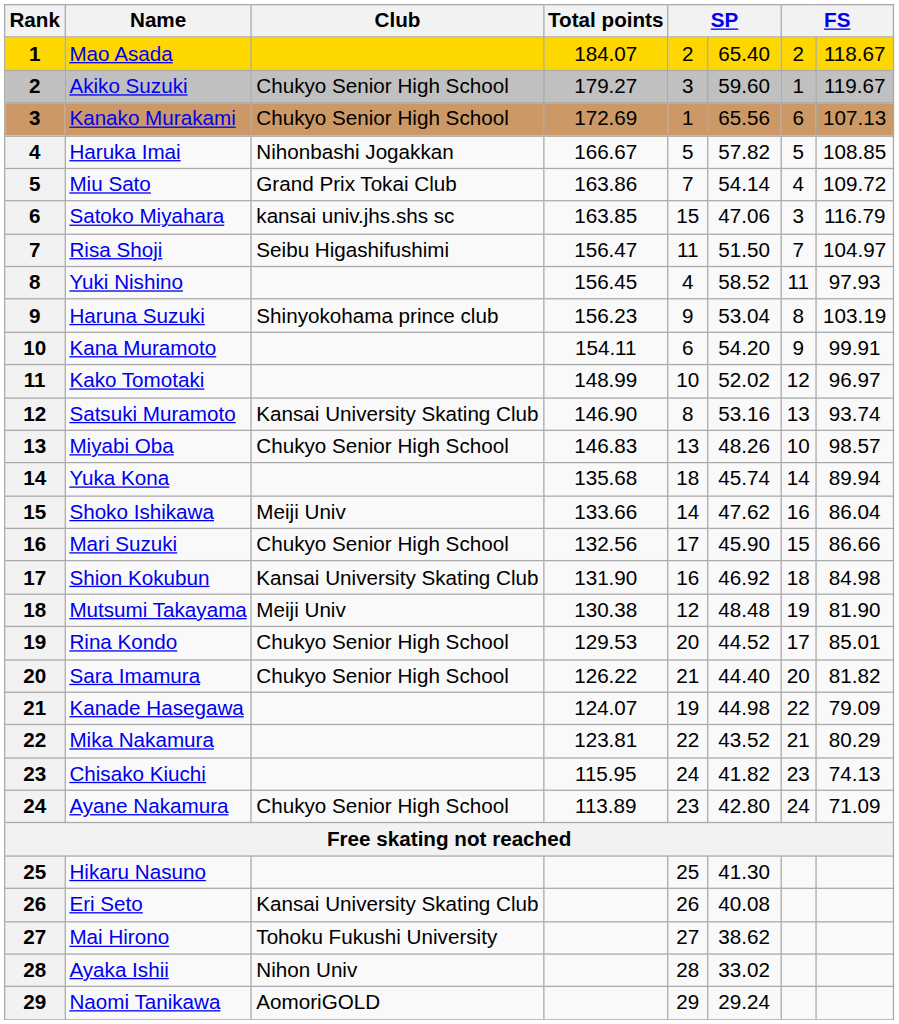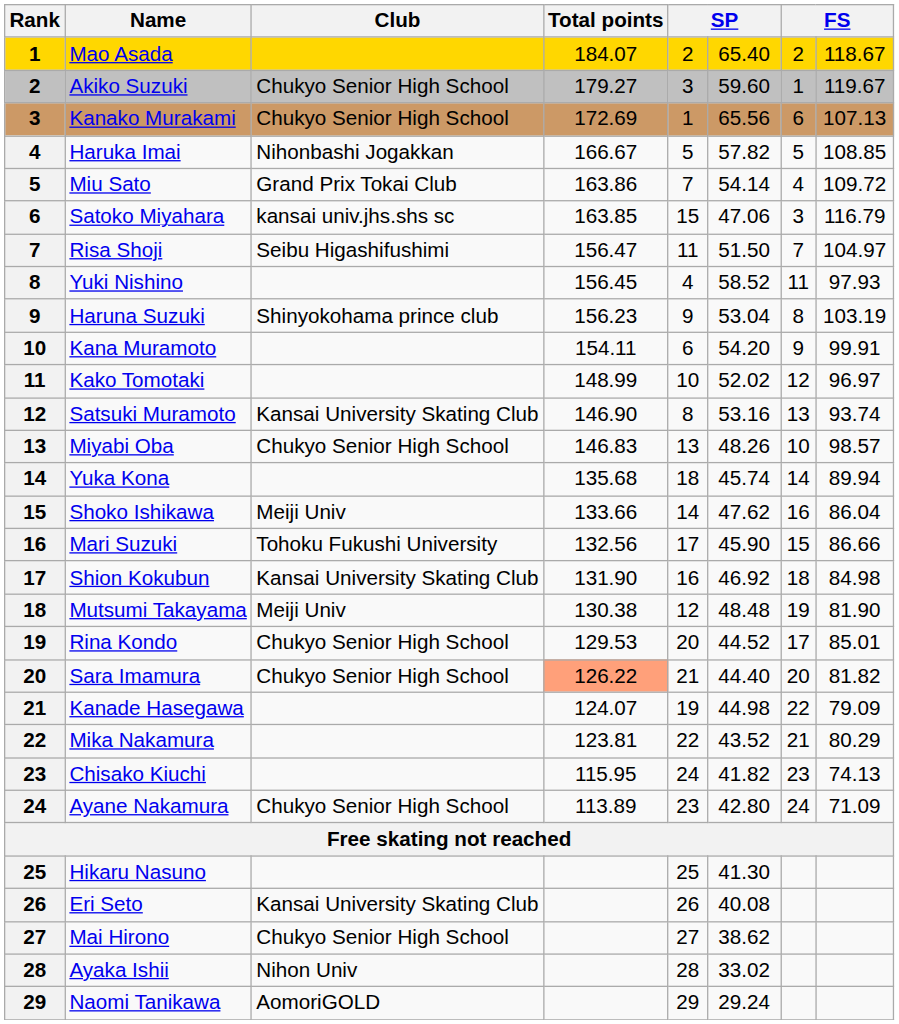(383, 544) Chukyo Senior High School -> (377, 544) Tohoku Fukushi University
(606, 675) no background -> (606, 675) lightsalmon background
(377, 937) Tohoku Fukushi University -> (383, 937) Chukyo Senior High School
